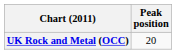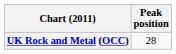(151, 40) 20 -> (151, 40) 28
